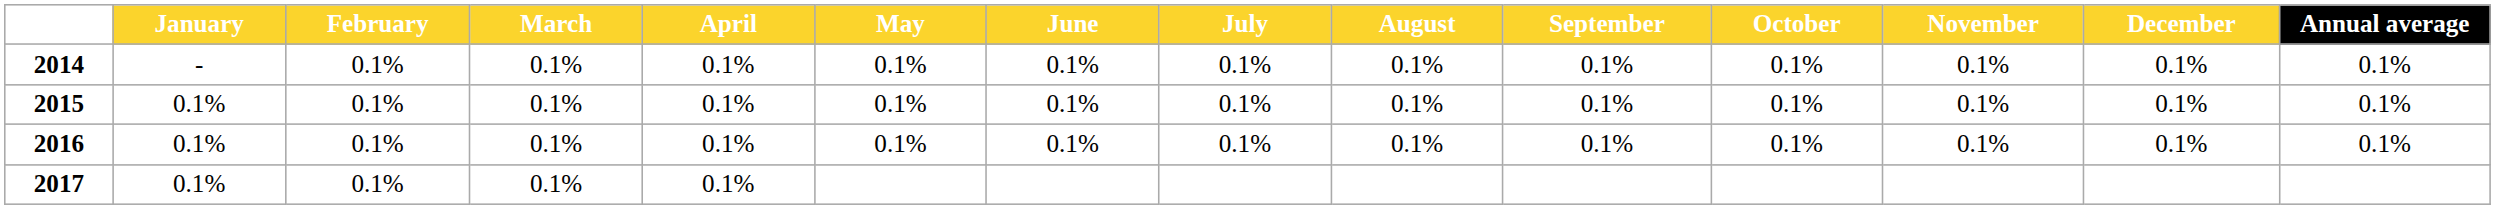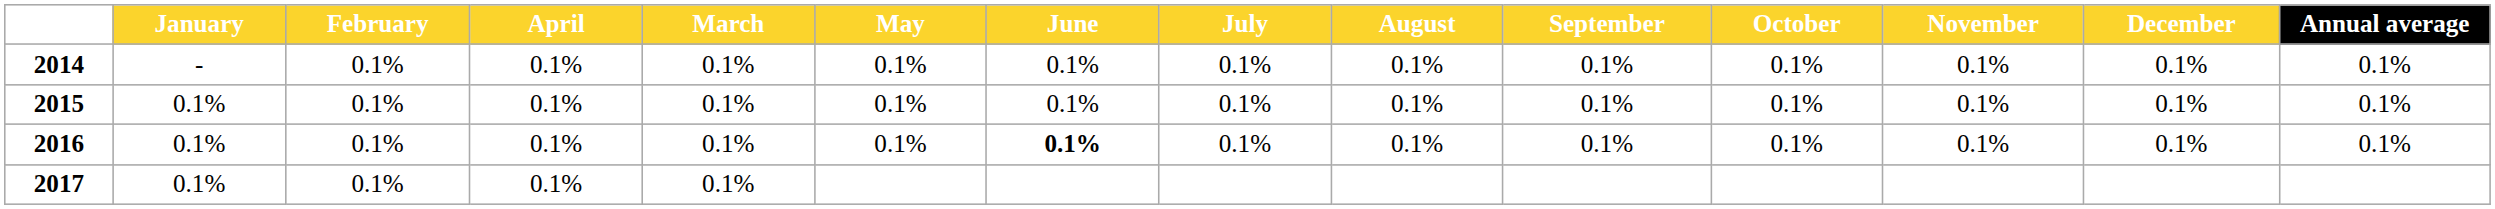columns swapped: (556, 24) <-> (728, 24)
(1073, 143) normal -> (1073, 143) bold
